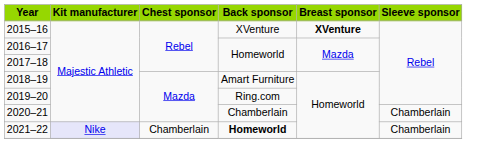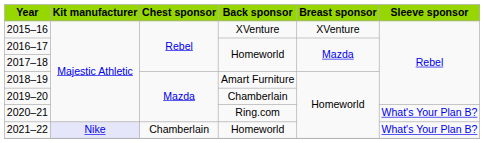(338, 29) bold -> (338, 29) normal
(258, 96) Ring.com -> (258, 96) Chamberlain
(258, 113) Chamberlain -> (258, 113) Ring.com
(421, 113) Chamberlain -> (429, 113) What's Your Plan B?
(258, 130) bold -> (258, 130) normal
(421, 130) Chamberlain -> (429, 130) What's Your Plan B?
